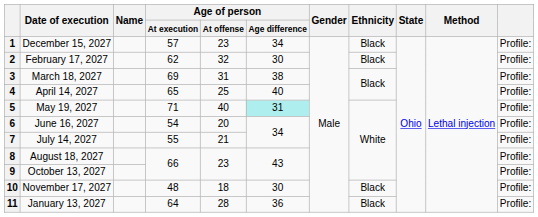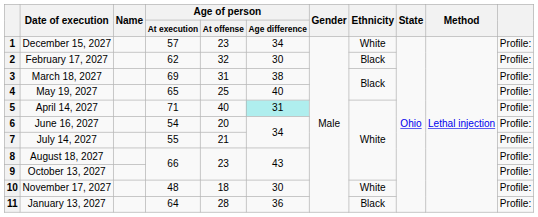(373, 44) Black -> (373, 44) White
(67, 92) April 14, 2027 -> (67, 92) May 19, 2027
(67, 108) May 19, 2027 -> (67, 108) April 14, 2027
(373, 188) Black -> (373, 188) White
